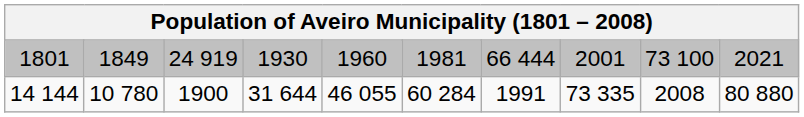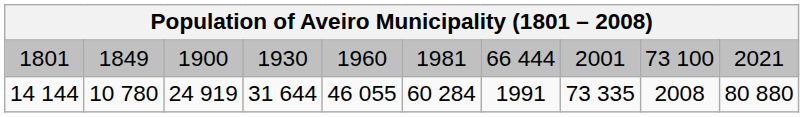(203, 58) 24 919 -> (203, 58) 1900
(203, 93) 1900 -> (203, 93) 24 919
